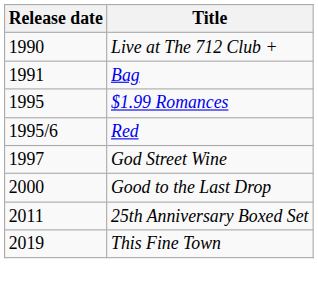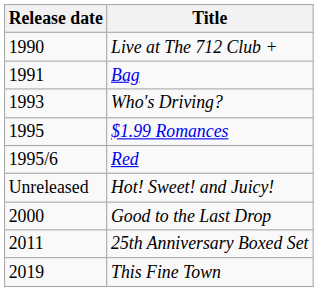+ row: (167, 103)
- row: (169, 159)
+ row: (193, 187)
